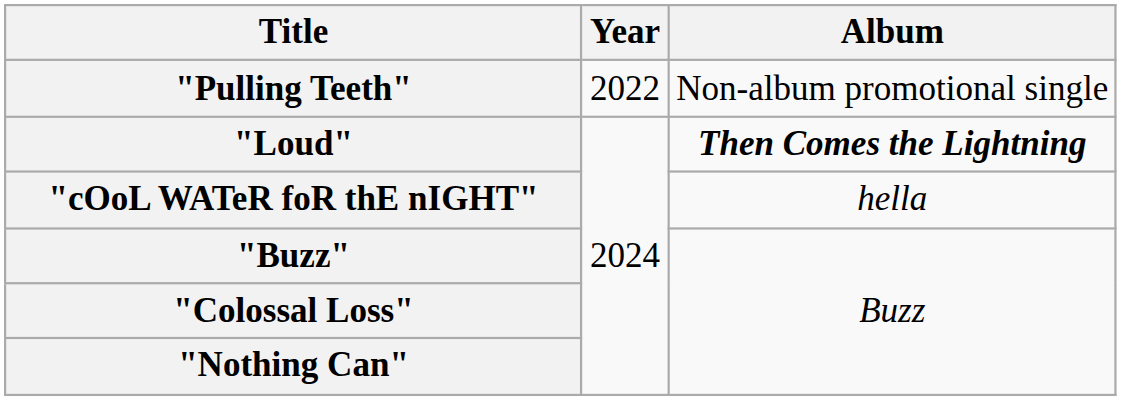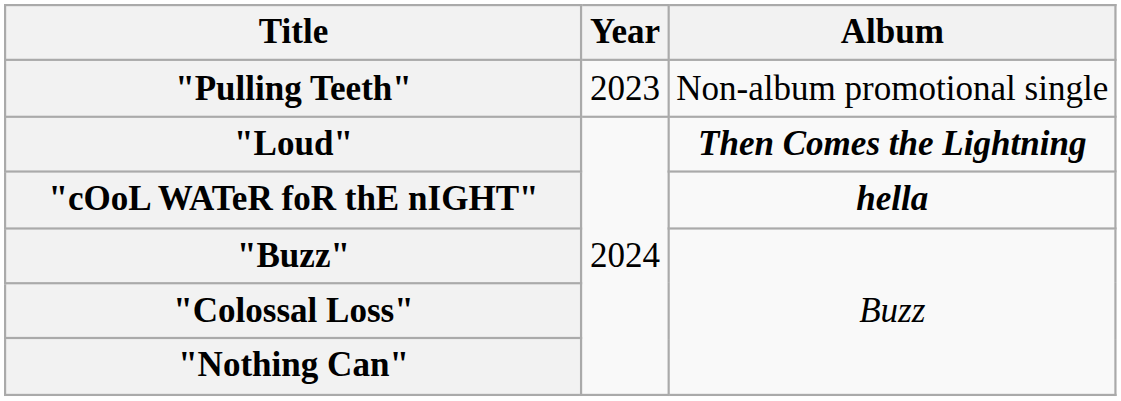(625, 87) 2022 -> (625, 87) 2023
(892, 198) normal -> (892, 198) bold
